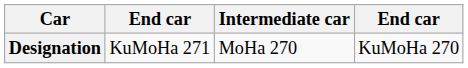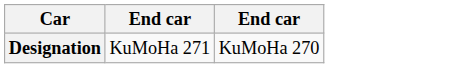- column: (284, 18)
